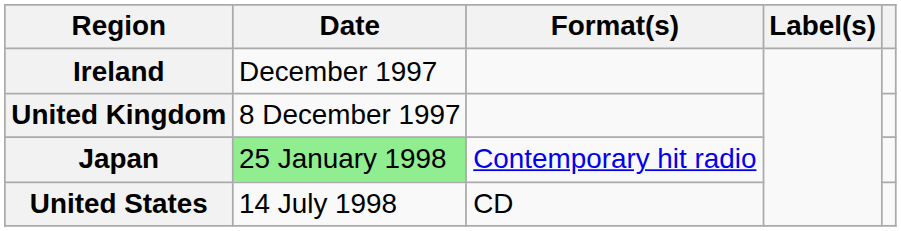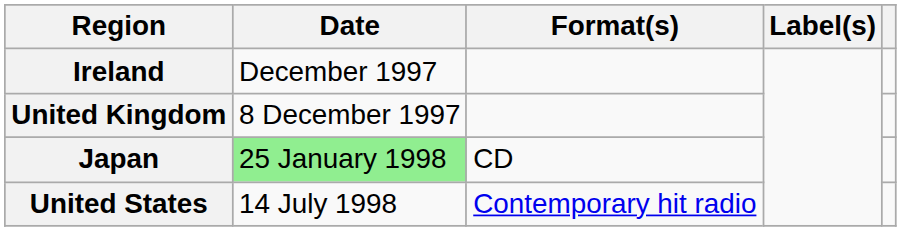(615, 159) Contemporary hit radio -> (493, 159) CD
(493, 203) CD -> (615, 203) Contemporary hit radio
